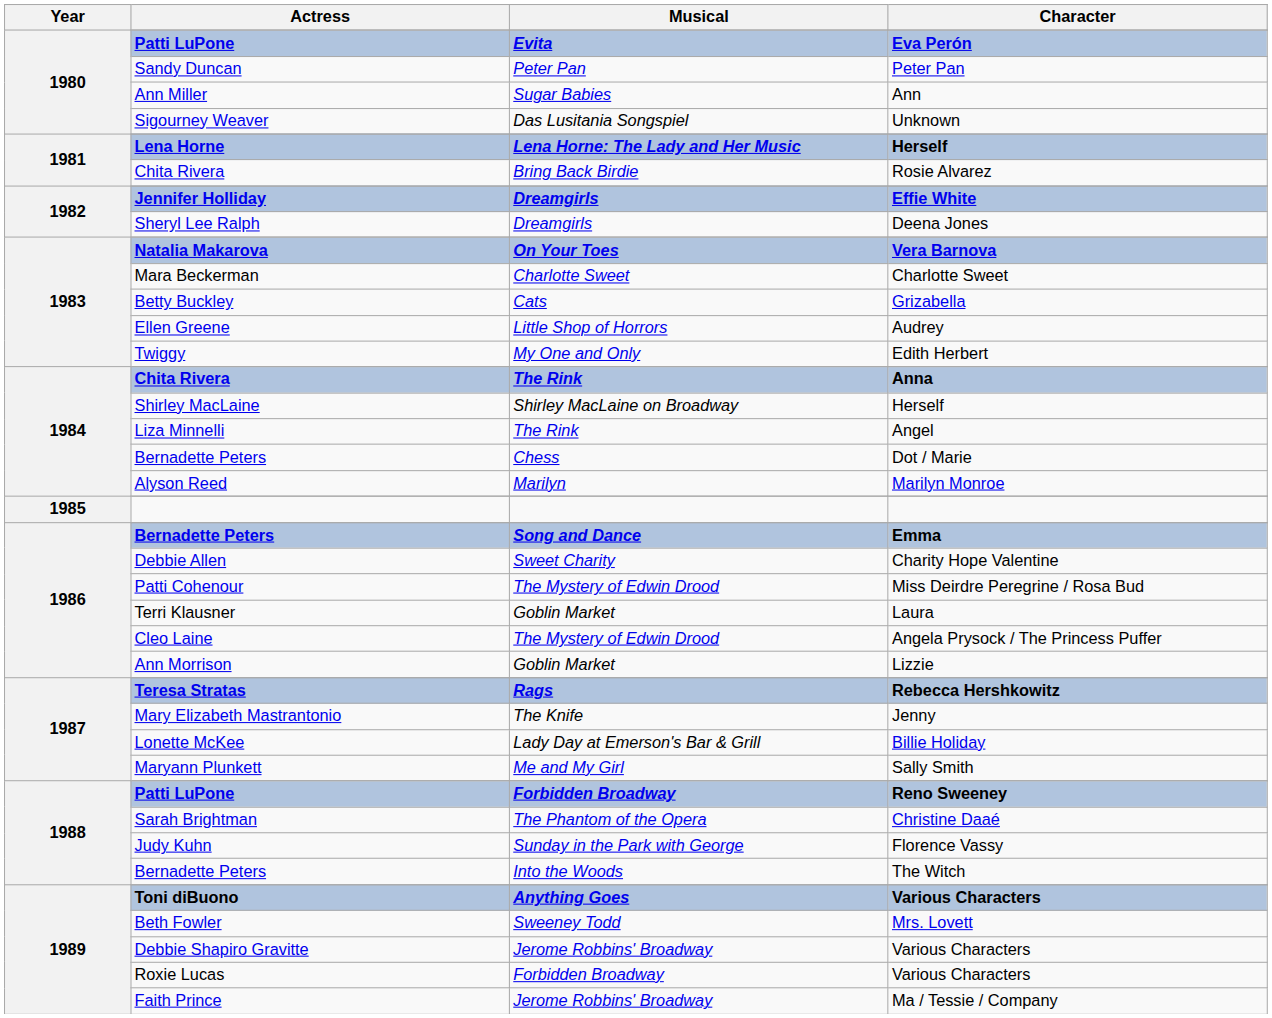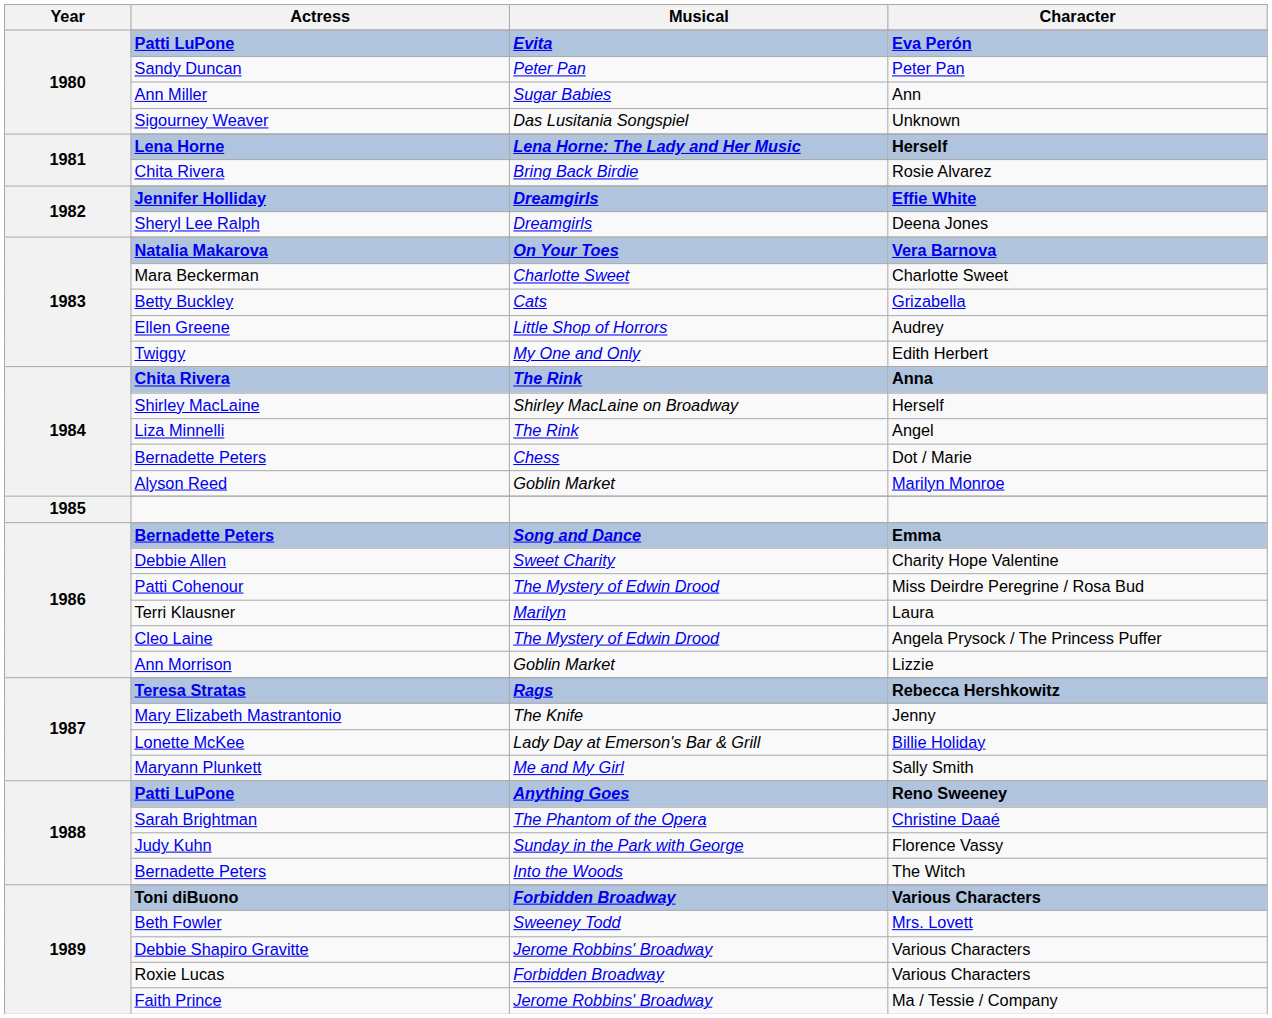(540, 483) Marilyn -> (564, 483) Goblin Market
(564, 612) Goblin Market -> (540, 612) Marilyn
(594, 793) Forbidden Broadway -> (571, 793) Anything Goes
(571, 897) Anything Goes -> (594, 897) Forbidden Broadway
